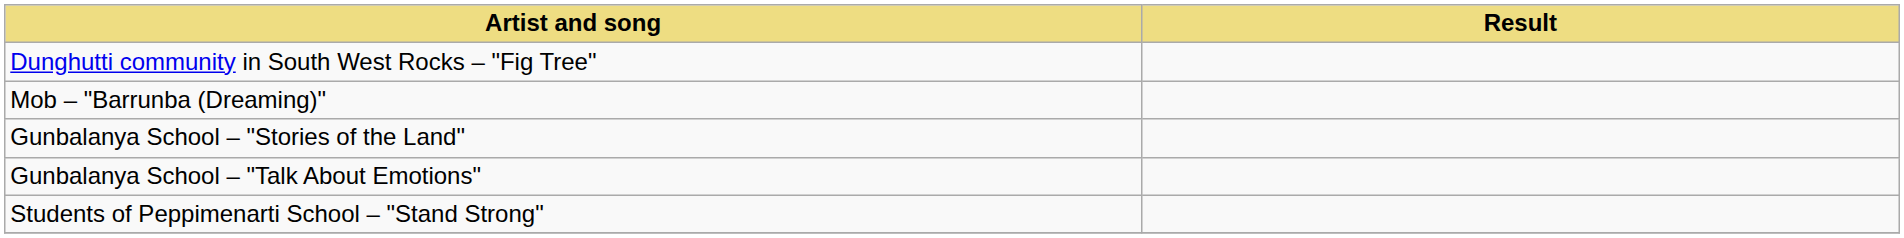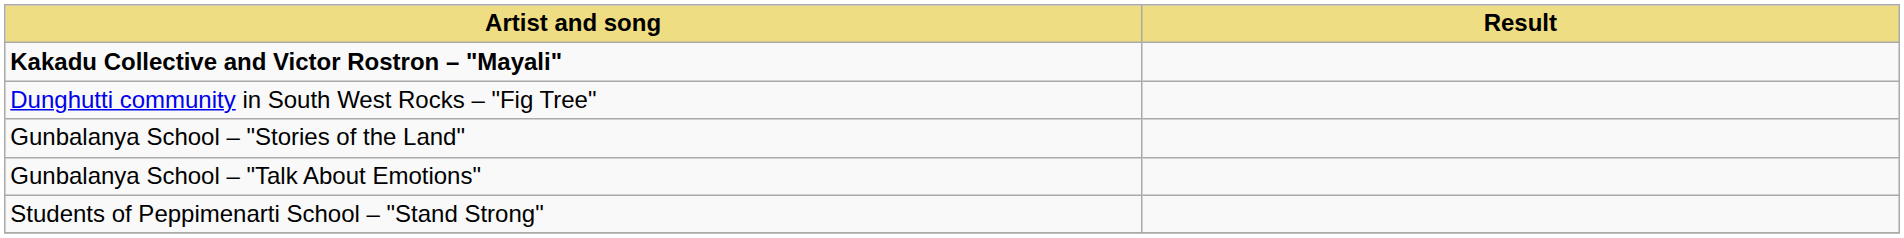+ row: (286, 61)
- row: (168, 99)
